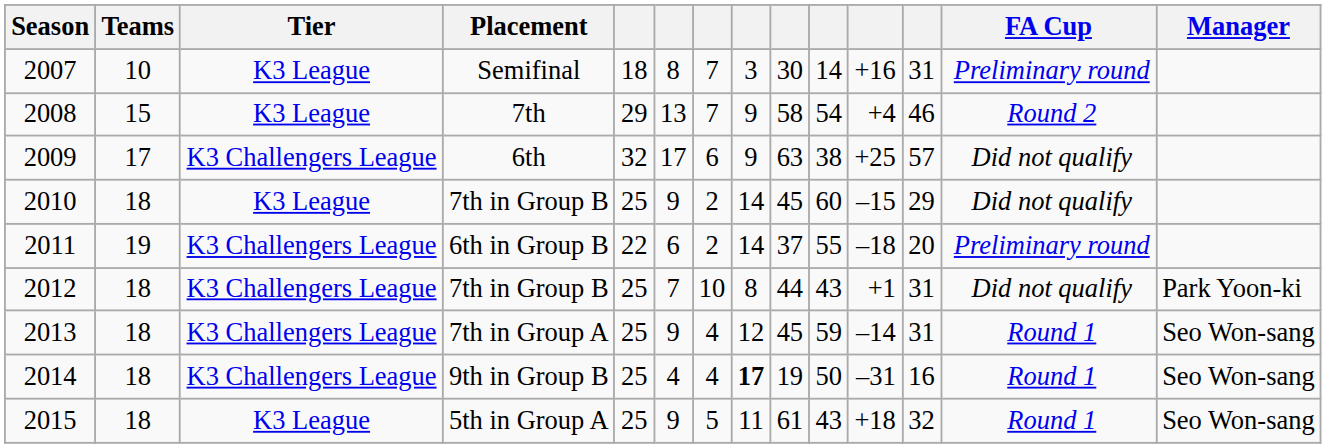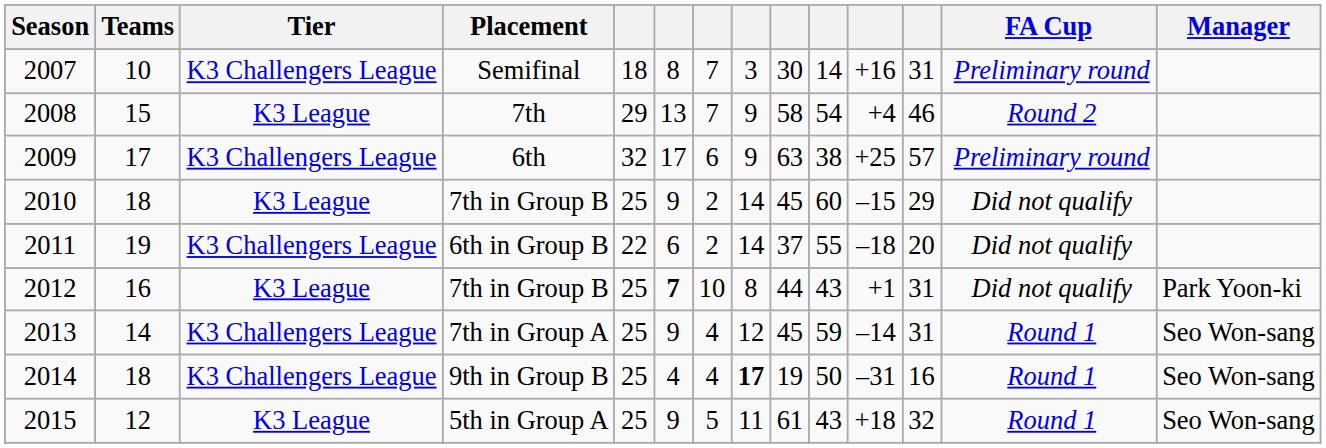(312, 70) K3 League -> (312, 70) K3 Challengers League
(1048, 157) Did not qualify -> (1048, 157) Preliminary round
(1048, 245) Preliminary round -> (1048, 245) Did not qualify
(138, 288) 18 -> (138, 288) 16
(312, 288) K3 Challengers League -> (312, 288) K3 League
(673, 288) normal -> (673, 288) bold
(138, 332) 18 -> (138, 332) 14
(138, 420) 18 -> (138, 420) 12
